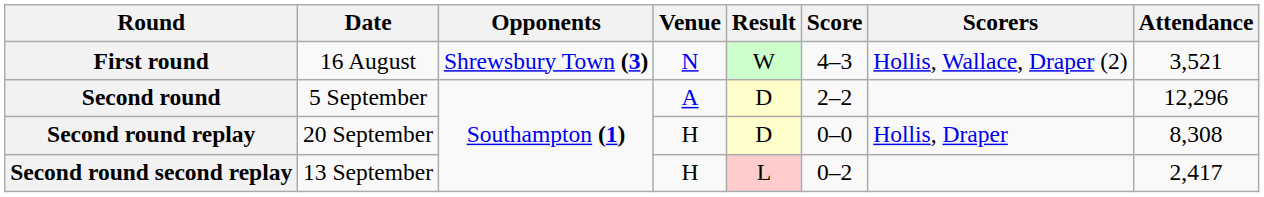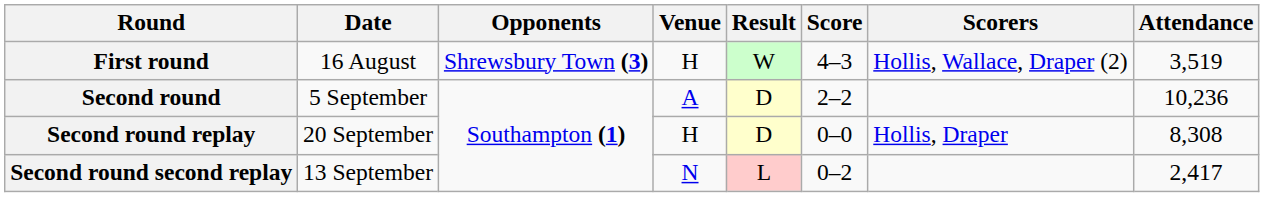(690, 60) N -> (690, 60) H
(1196, 60) 3,521 -> (1196, 60) 3,519
(1196, 97) 12,296 -> (1196, 97) 10,236
(690, 172) H -> (690, 172) N
